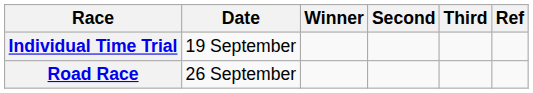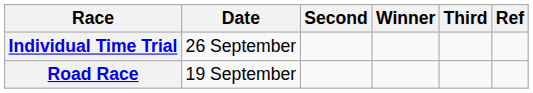columns swapped: (334, 18) <-> (404, 18)
(241, 46) 19 September -> (241, 46) 26 September
(241, 74) 26 September -> (241, 74) 19 September
